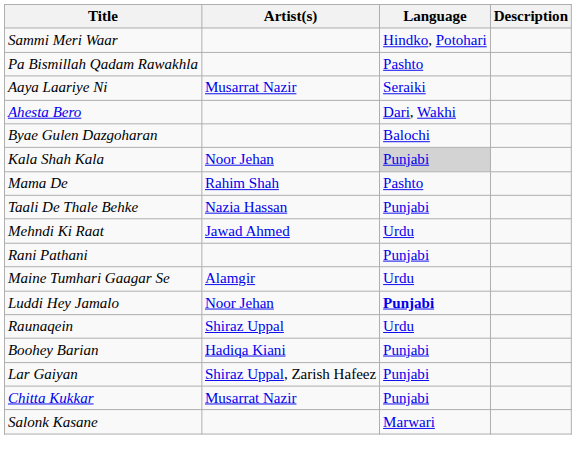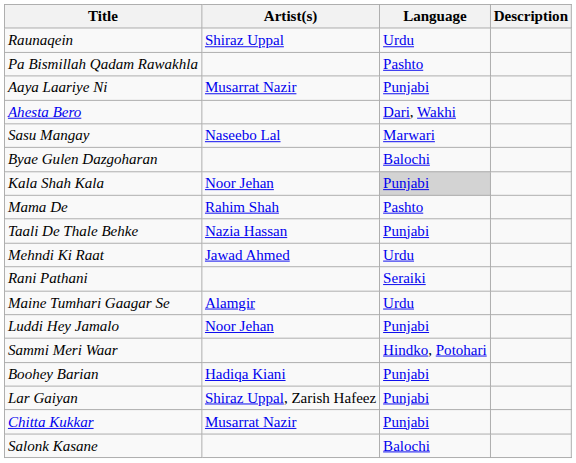rows swapped: (63, 40) <-> (41, 326)
(404, 87) Seraiki -> (406, 87) Punjabi
+ row: (49, 135)
(406, 254) Punjabi -> (404, 278) Seraiki
(409, 302) bold -> (406, 326) normal
(409, 421) Marwari -> (407, 445) Balochi
